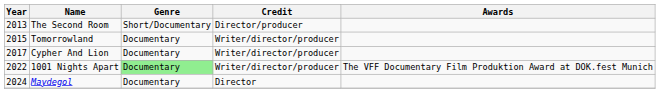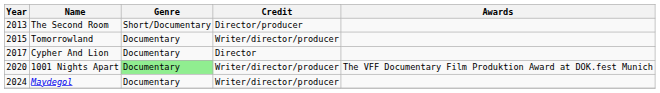(277, 53) Writer/director/producer -> (236, 53) Director
(17, 67) 2022 -> (17, 67) 2020
(236, 81) Director -> (277, 81) Writer/director/producer
